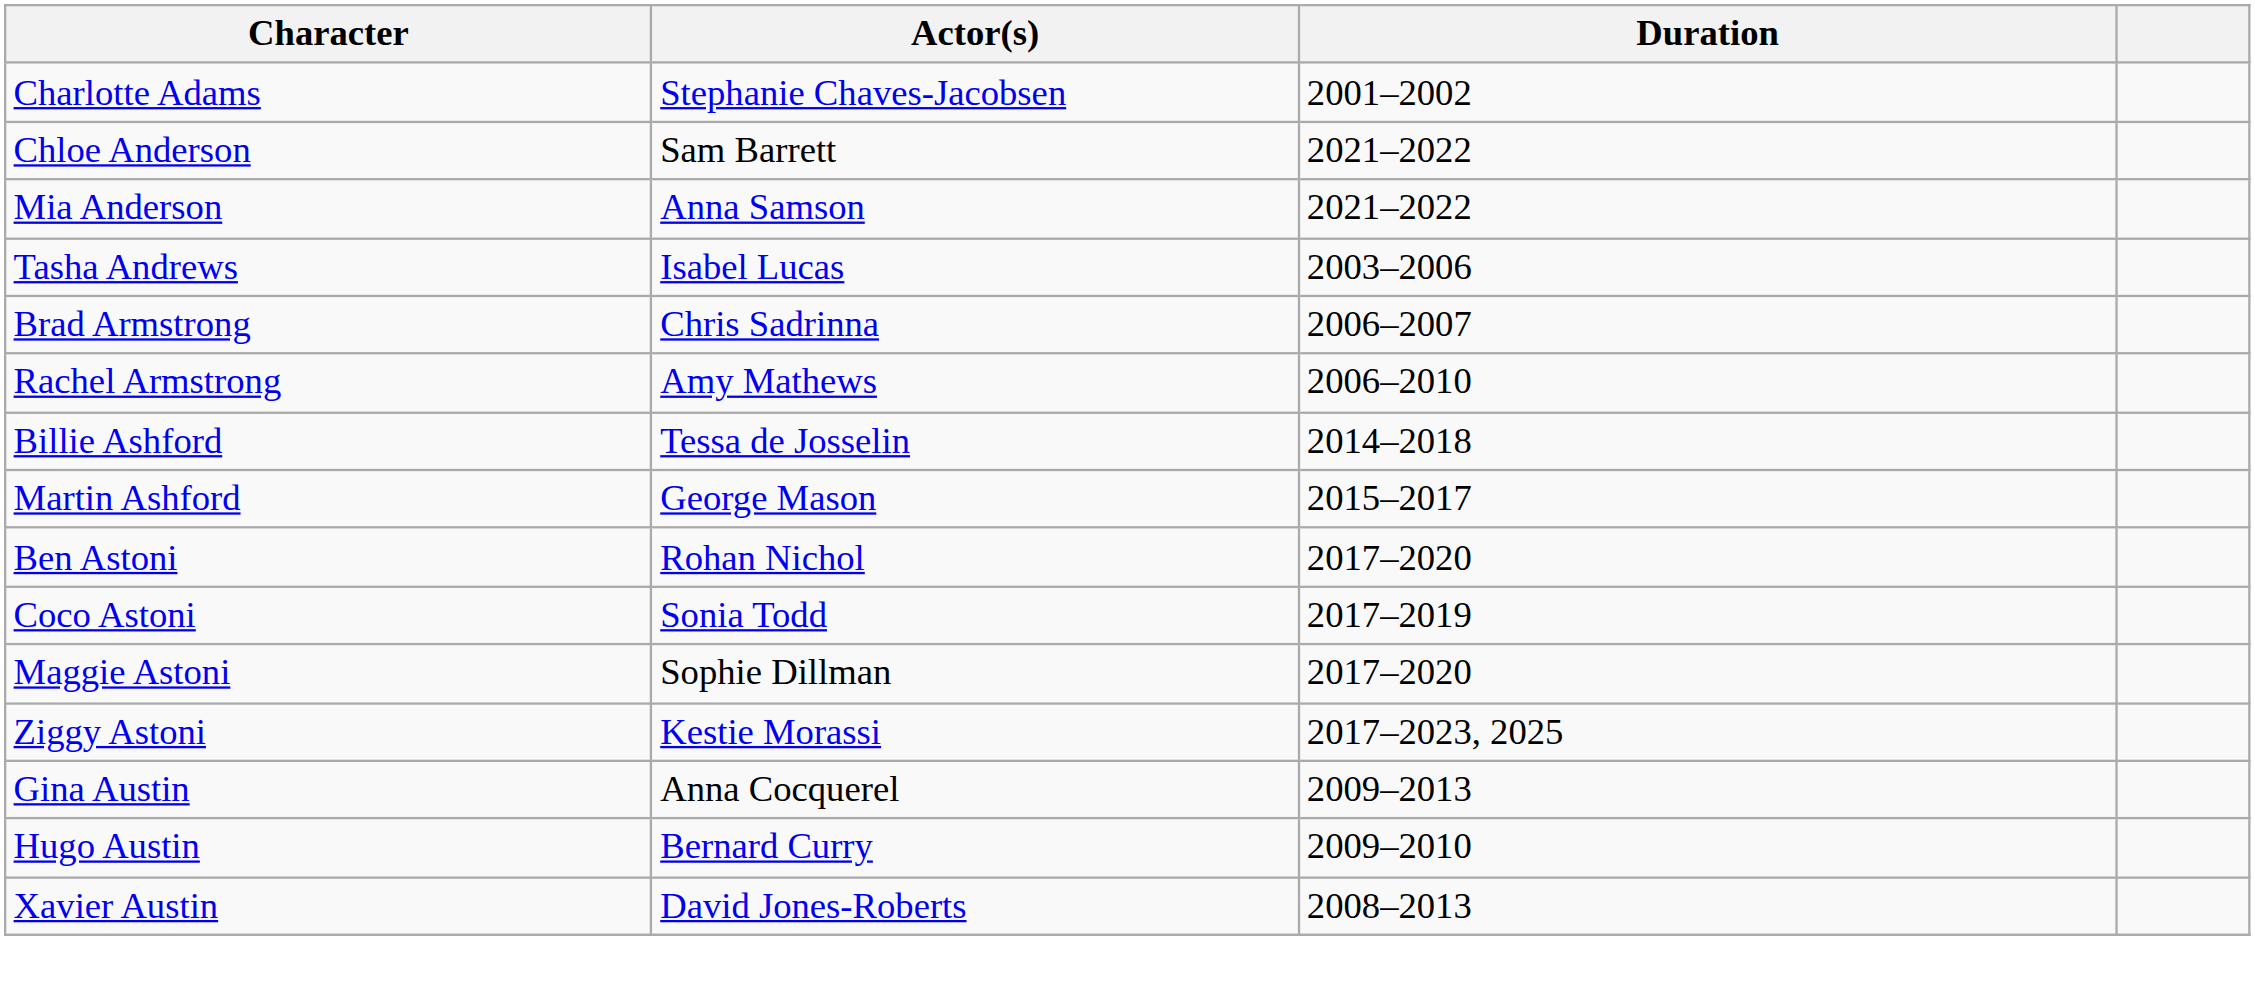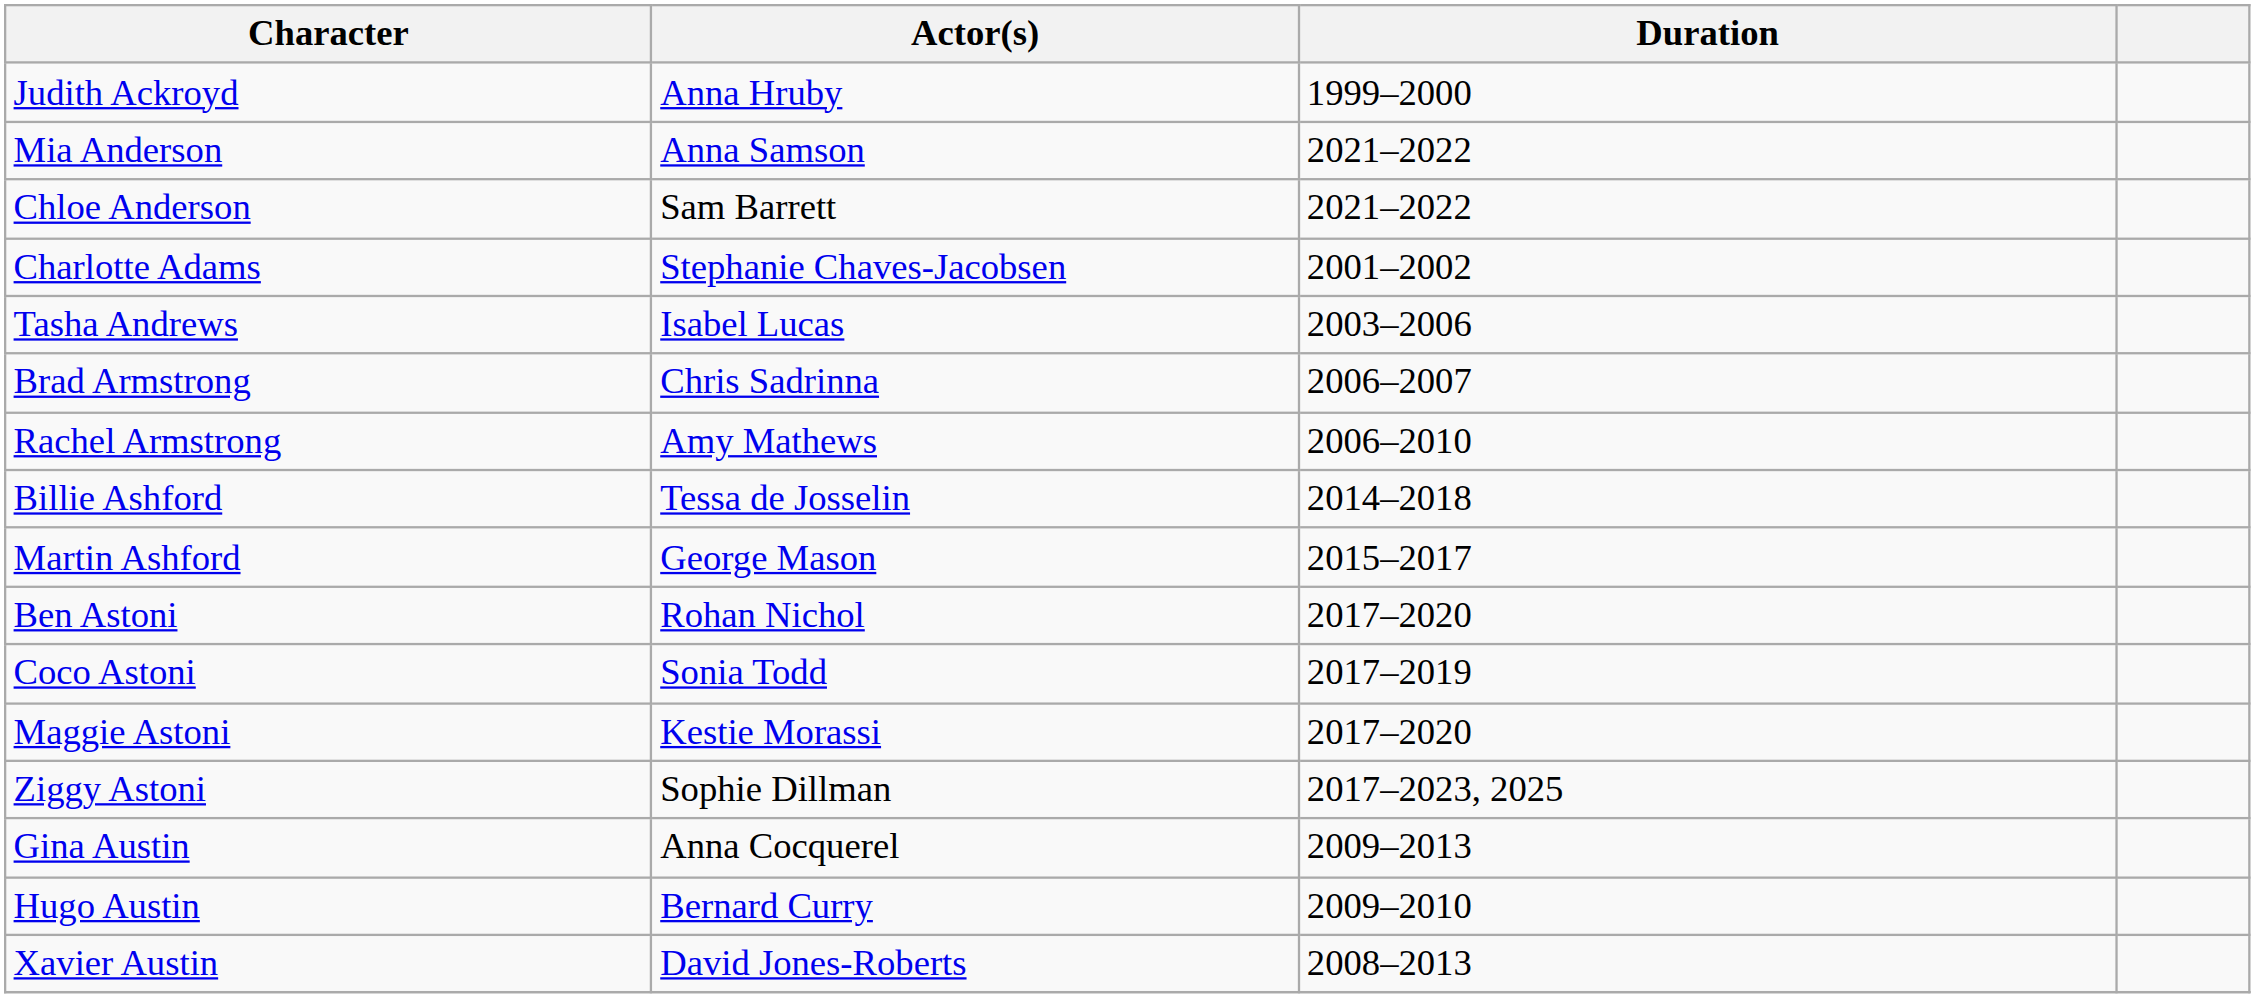+ row: (126, 91)
rows swapped: (137, 91) <-> (118, 207)
(776, 672) Sophie Dillman -> (771, 730) Kestie Morassi
(771, 730) Kestie Morassi -> (776, 788) Sophie Dillman
